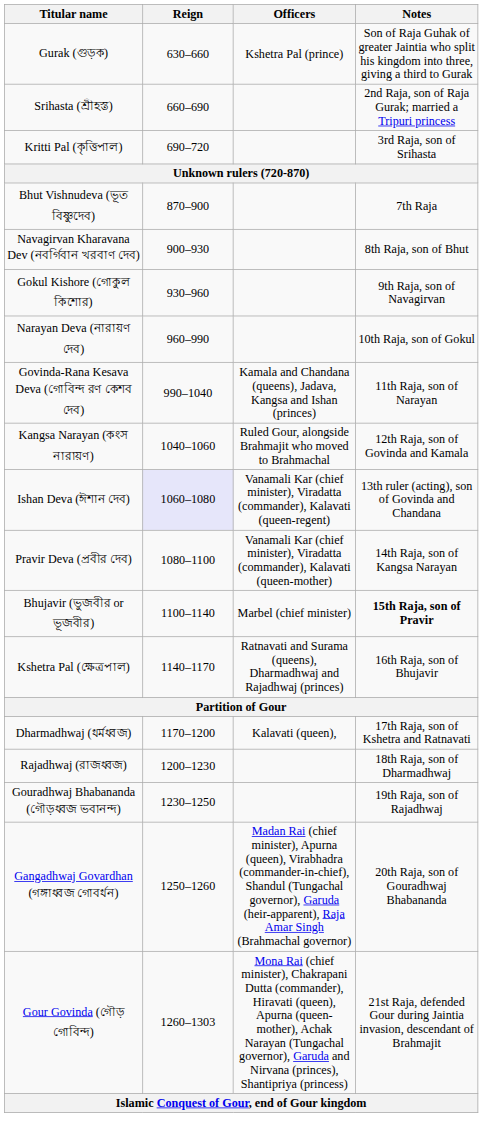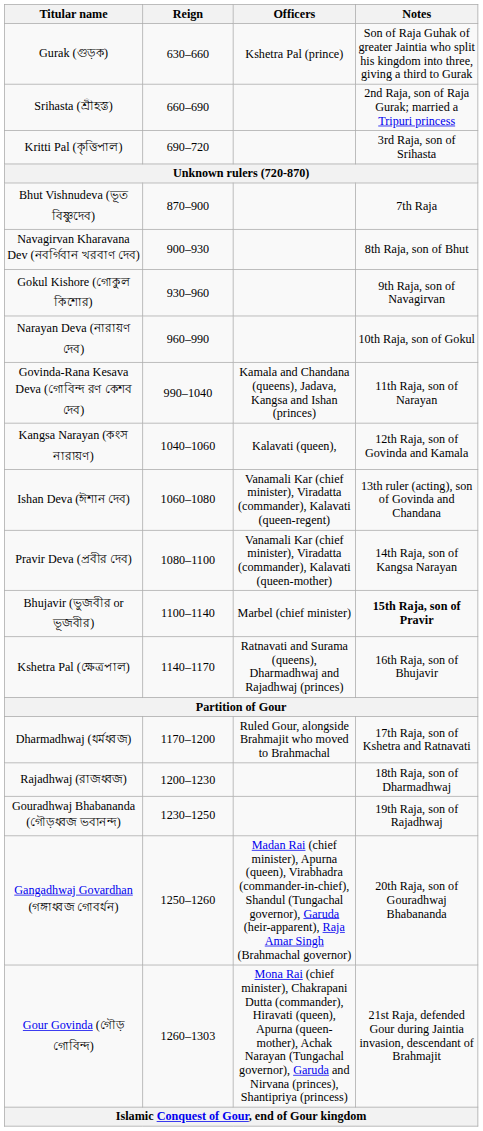(294, 446) Ruled Gour, alongside Brahmajit who moved to Brahmachal -> (294, 446) Kalavati (queen),
(188, 499) lavender background -> (188, 499) no background
(294, 733) Kalavati (queen), -> (294, 739) Ruled Gour, alongside Brahmajit who moved to Brahmachal
